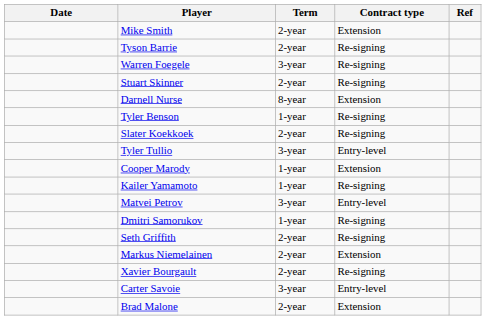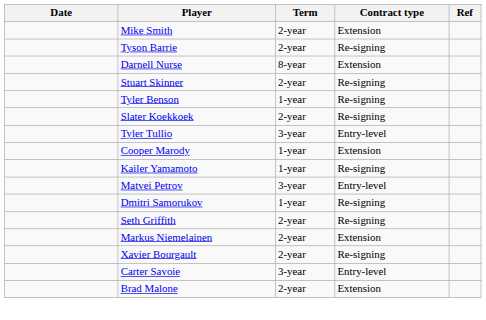- row: (155, 64)
rows swapped: (151, 99) <-> (152, 82)
